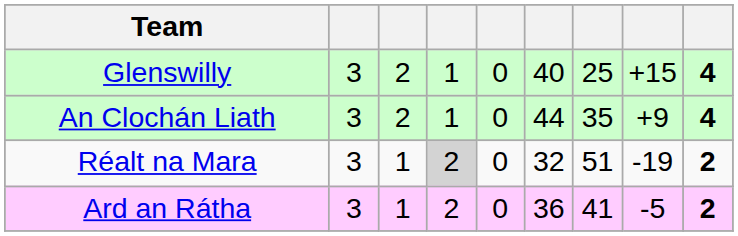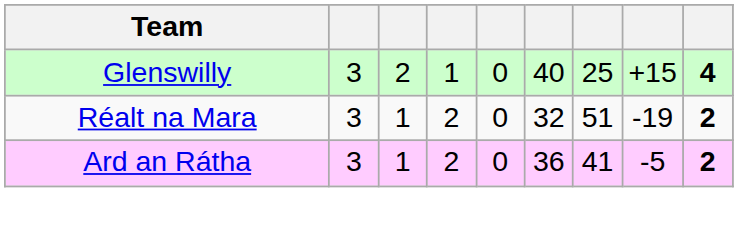- row: (167, 117)
(451, 162) lightgrey background -> (451, 117) no background
